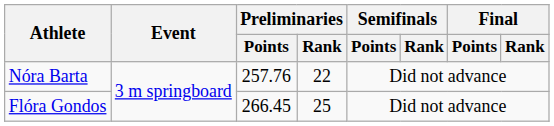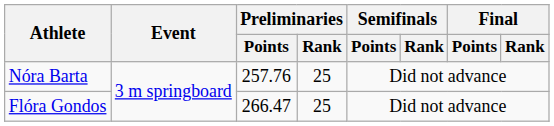(322, 76) 22 -> (322, 76) 25
(266, 106) 266.45 -> (266, 106) 266.47
